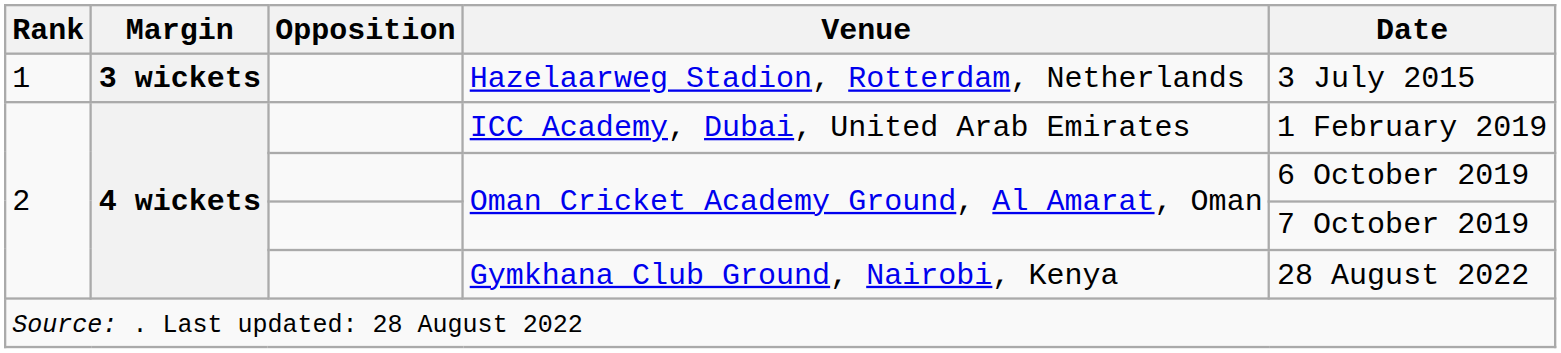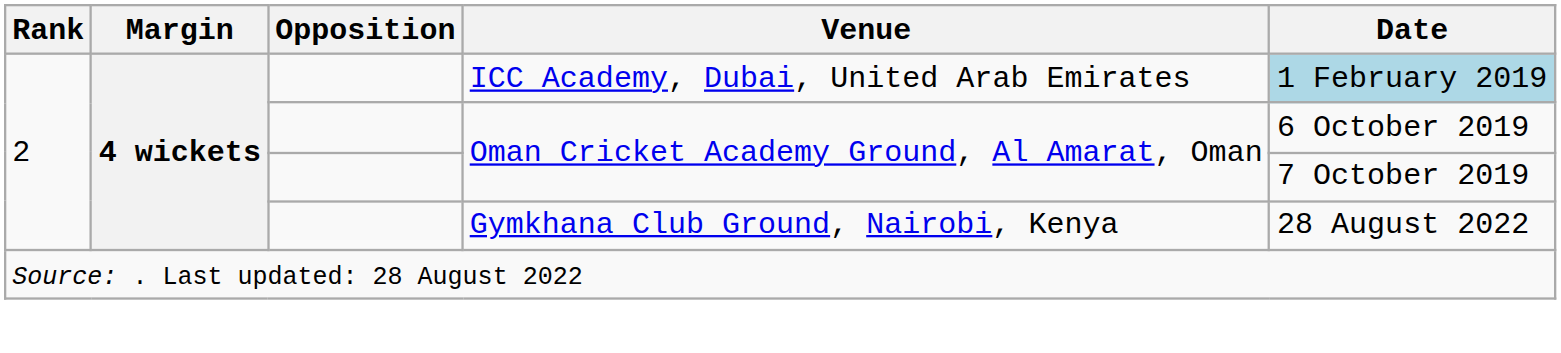- row: (21, 79)
(1412, 128) no background -> (1412, 79) lightblue background
